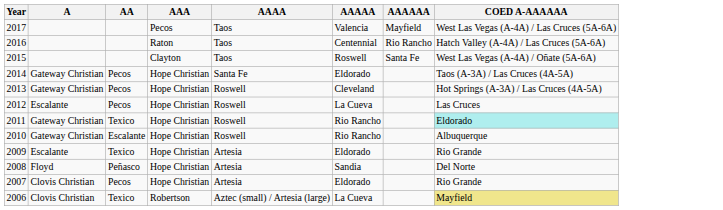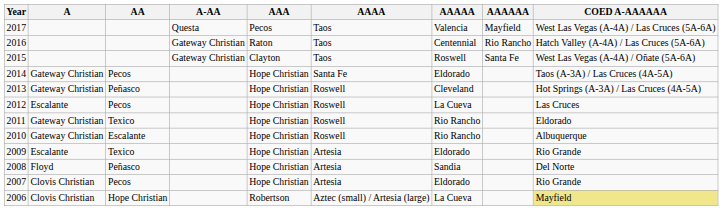+ column: (208, 12)
(119, 89) Pecos -> (124, 89) Peñasco
(454, 120) paleturquoise background -> (554, 120) no background
(121, 197) Texico -> (138, 197) Hope Christian
